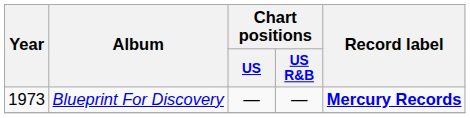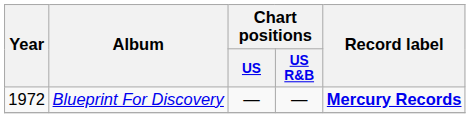(27, 99) 1973 -> (27, 99) 1972
